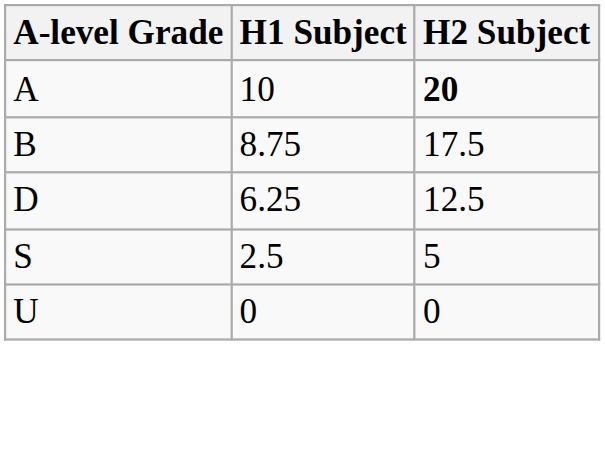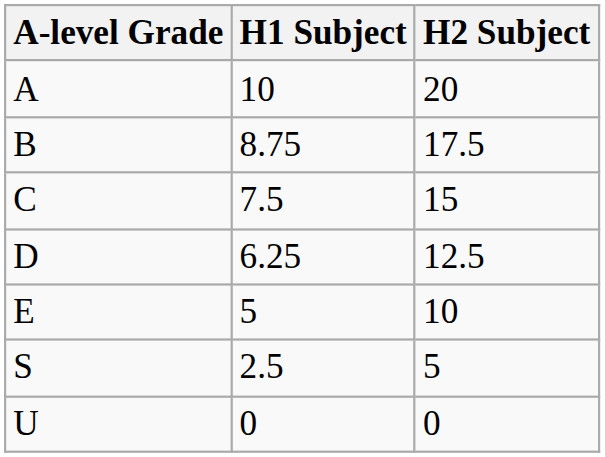(441, 88) bold -> (441, 88) normal
+ row: (25, 199)
+ row: (24, 311)
